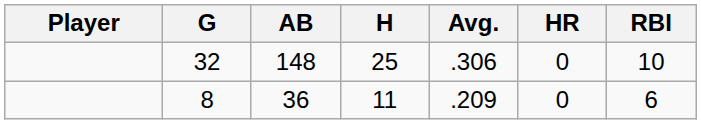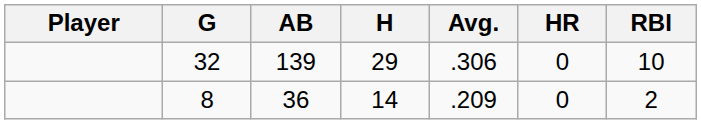(296, 61) 148 -> (296, 61) 139
(385, 61) 25 -> (385, 61) 29
(385, 99) 11 -> (385, 99) 14
(651, 99) 6 -> (651, 99) 2
